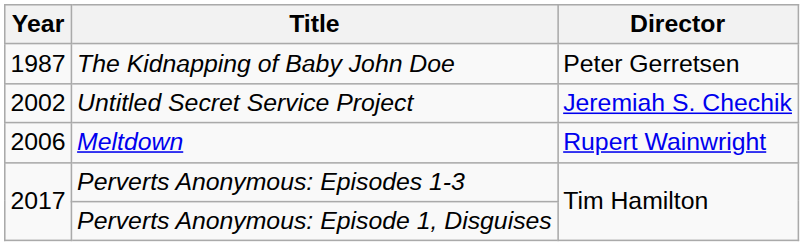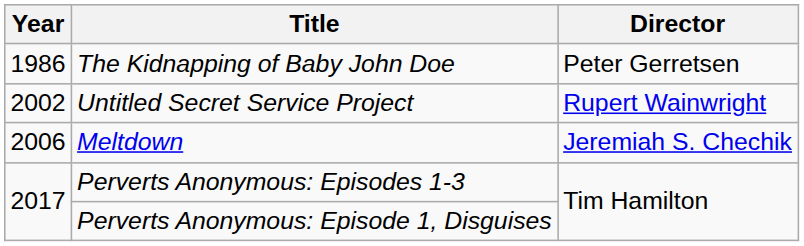(38, 63) 1987 -> (38, 63) 1986
(678, 102) Jeremiah S. Chechik -> (665, 102) Rupert Wainwright
(665, 142) Rupert Wainwright -> (678, 142) Jeremiah S. Chechik
